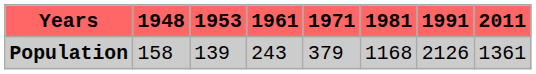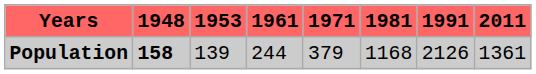(155, 53) normal -> (155, 53) bold
(269, 53) 243 -> (269, 53) 244
